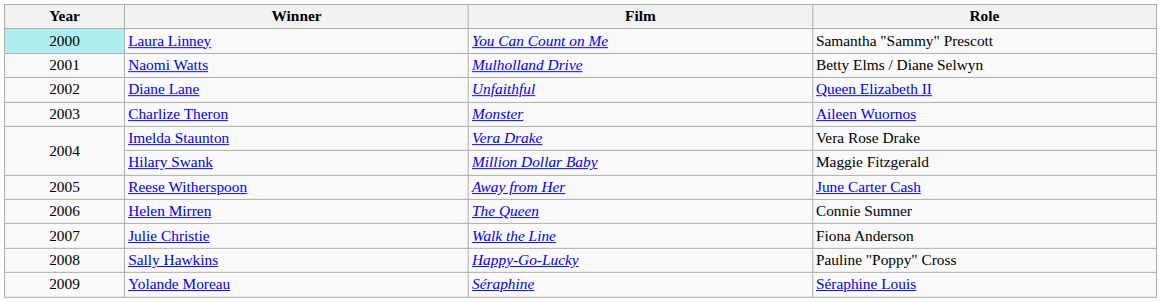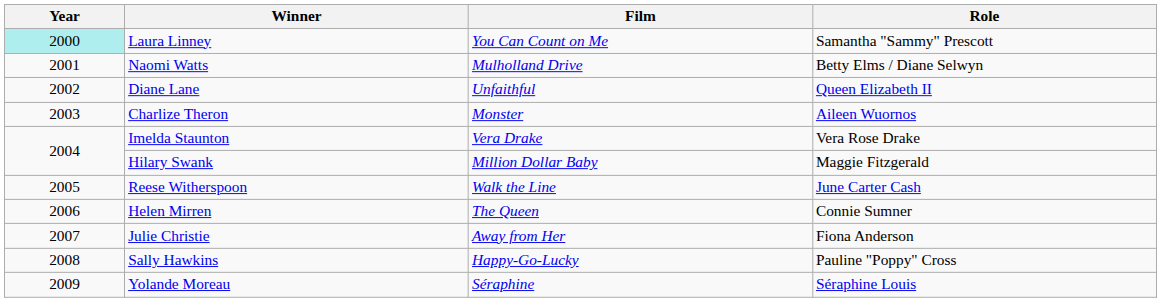(519, 187) Away from Her -> (514, 187) Walk the Line
(514, 235) Walk the Line -> (519, 235) Away from Her
